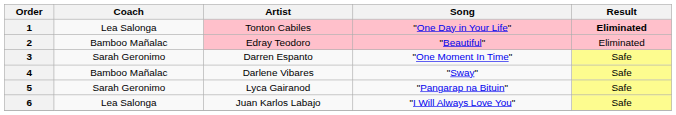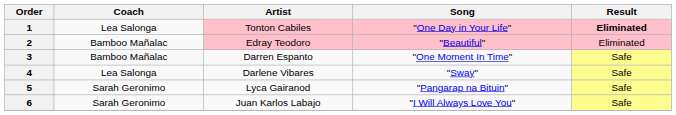(129, 57) Sarah Geronimo -> (129, 57) Bamboo Mañalac
(129, 72) Bamboo Mañalac -> (129, 72) Lea Salonga
(129, 103) Lea Salonga -> (129, 103) Sarah Geronimo
